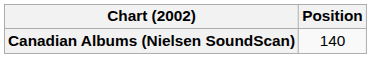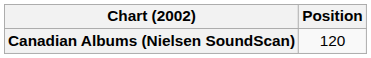(332, 41) 140 -> (332, 41) 120
